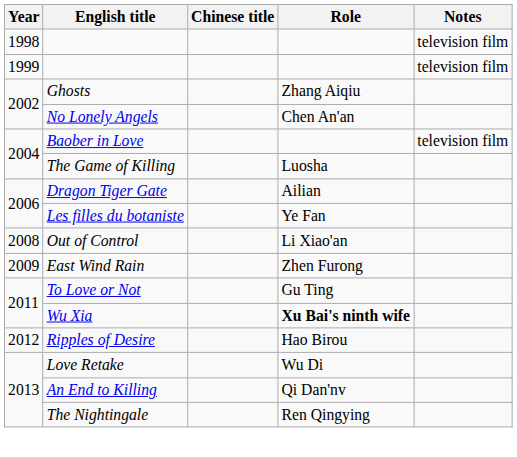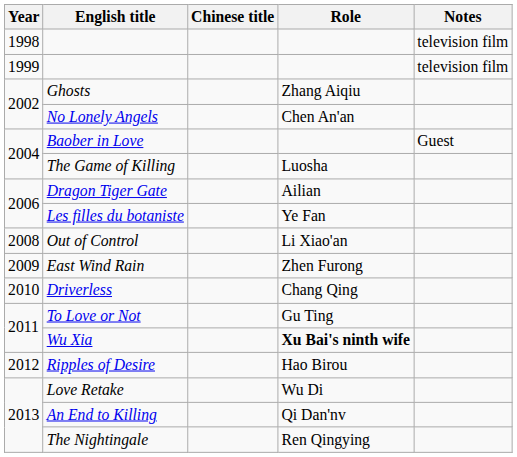(463, 141) television film -> (436, 141) Guest
+ row: (24, 290)
